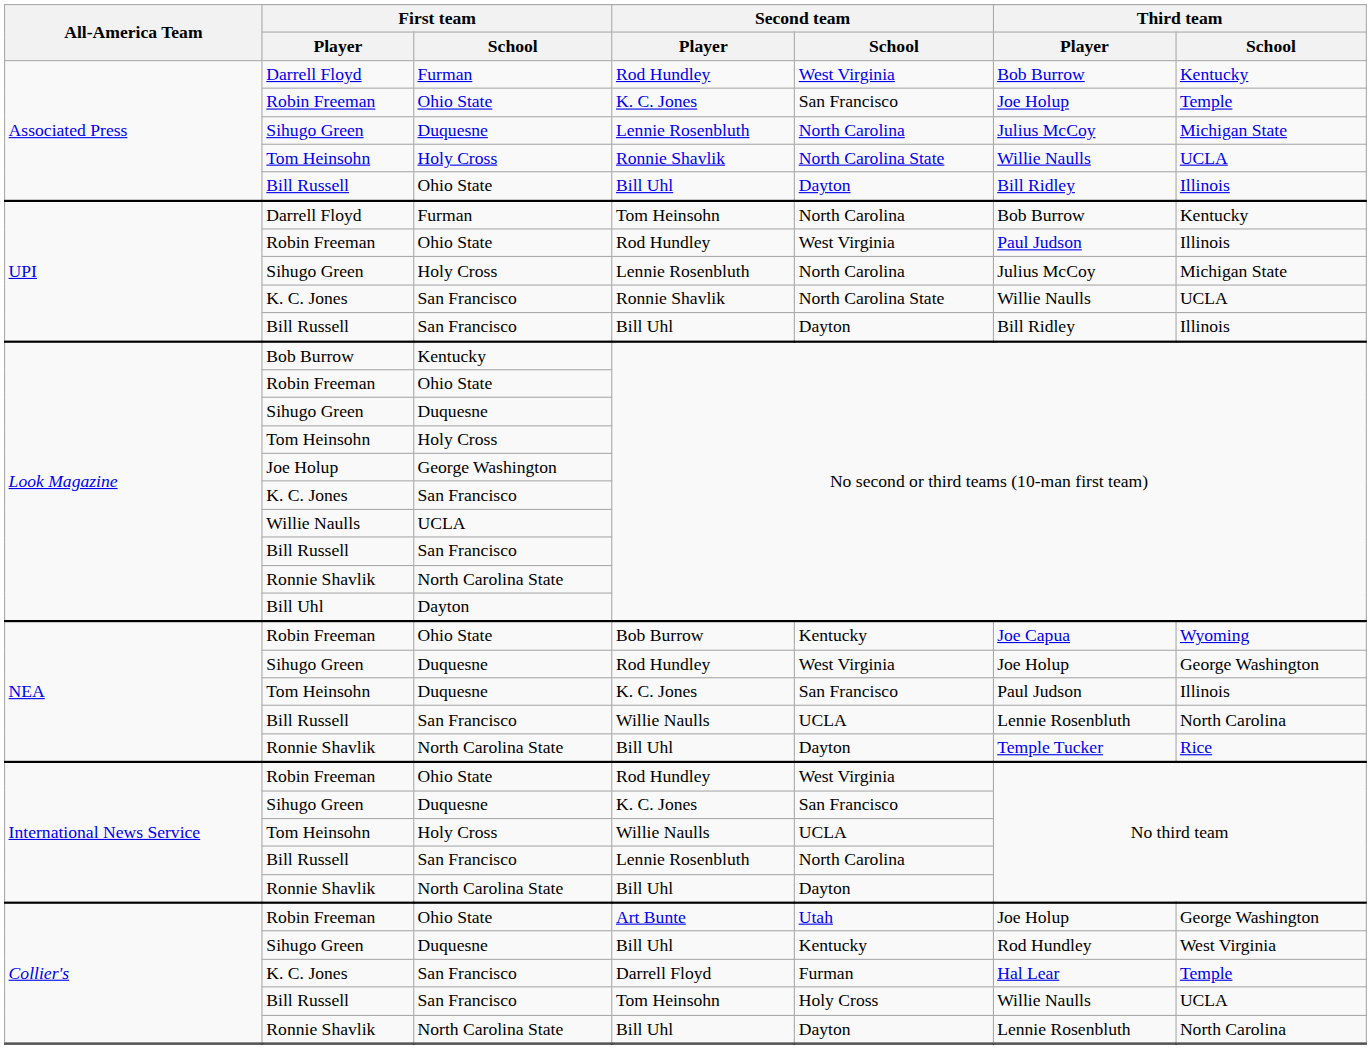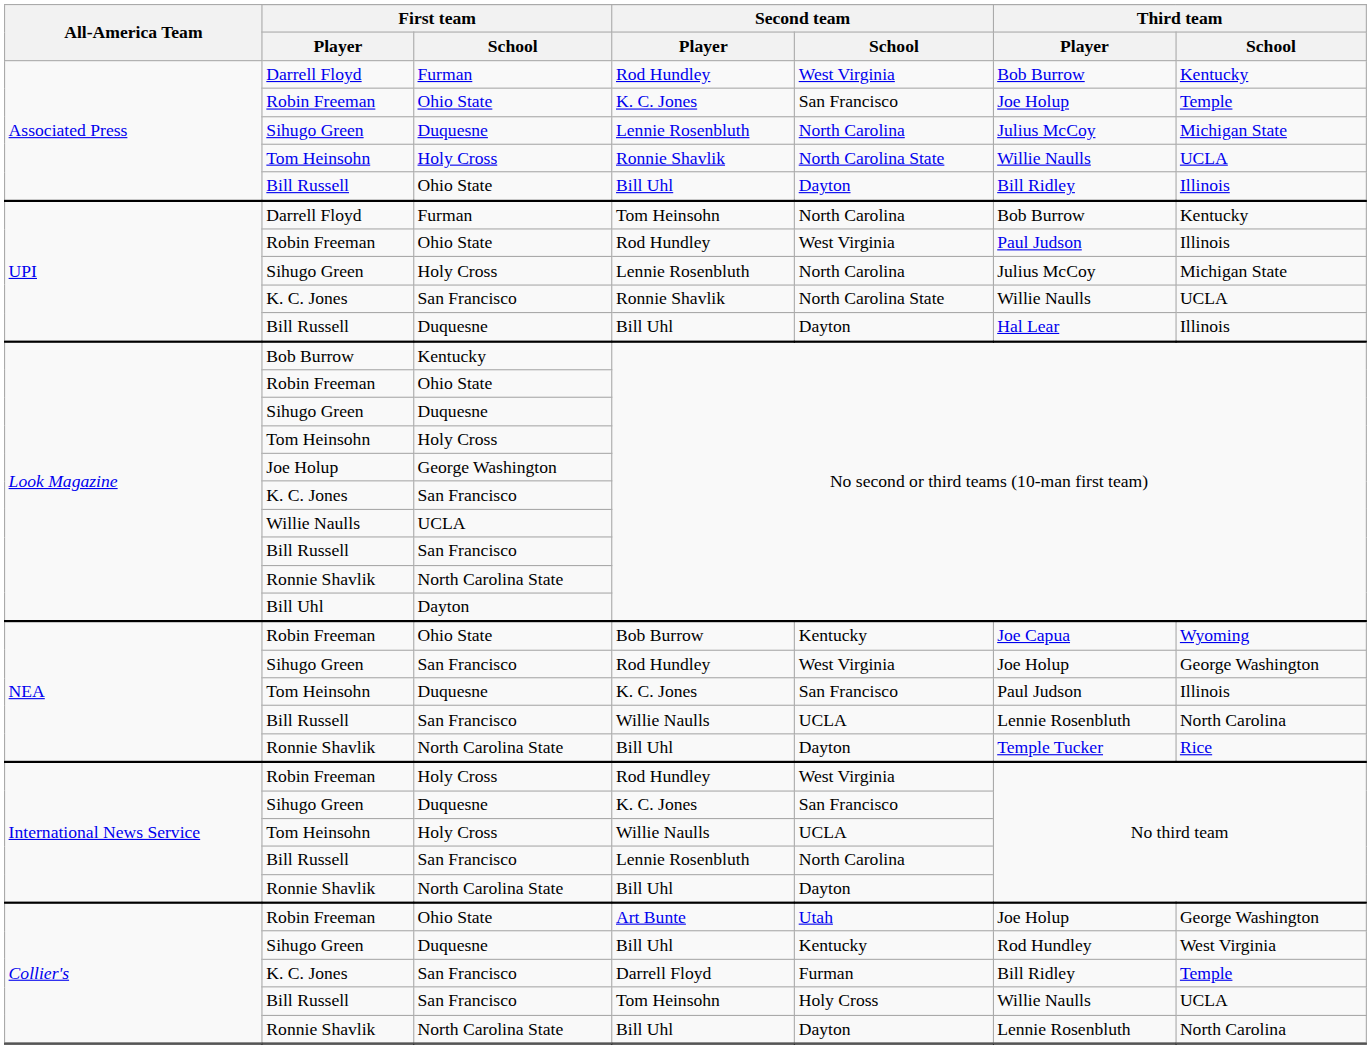(467, 326) San Francisco -> (453, 326) Duquesne
(1036, 326) Bill Ridley -> (1028, 326) Hal Lear
(453, 663) Duquesne -> (467, 663) San Francisco
(455, 776) Ohio State -> (457, 776) Holy Cross
(1028, 972) Hal Lear -> (1036, 972) Bill Ridley
